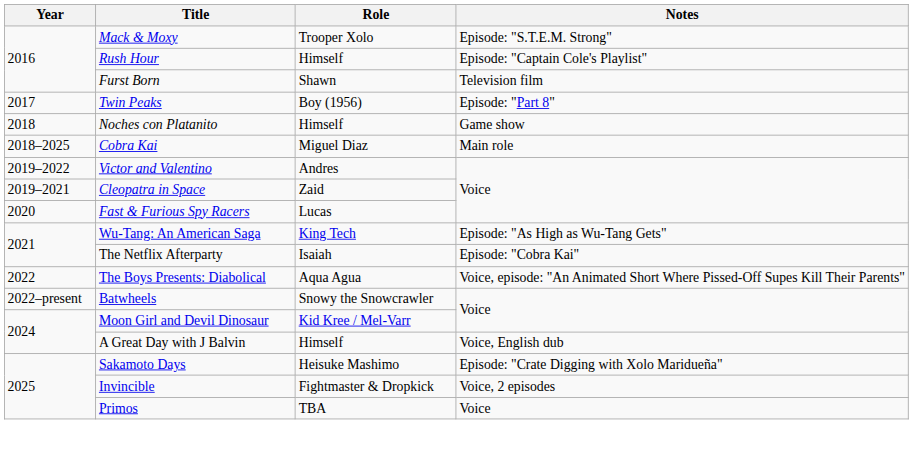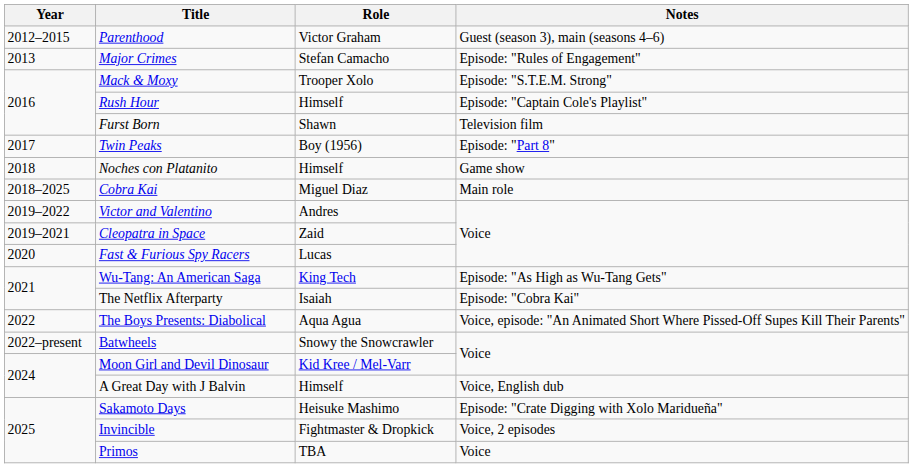+ row: (131, 37)
+ row: (138, 59)
